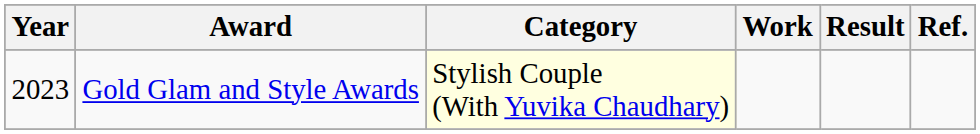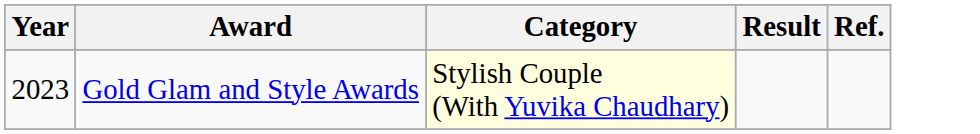- column: (778, 27)
